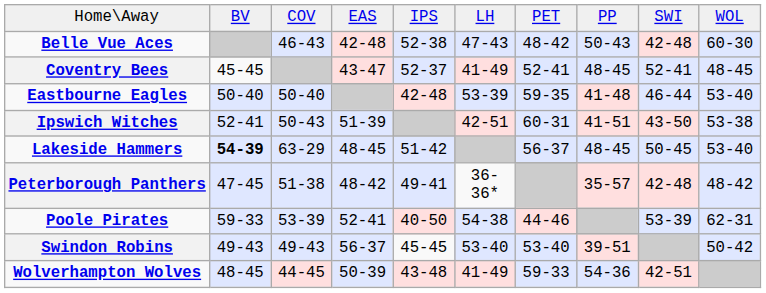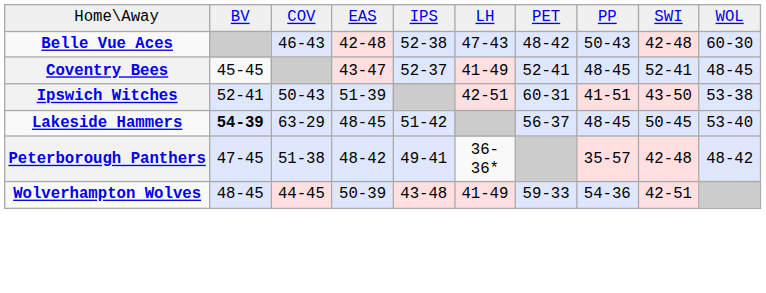- row: (107, 97)
- row: (107, 221)
- row: (107, 247)
